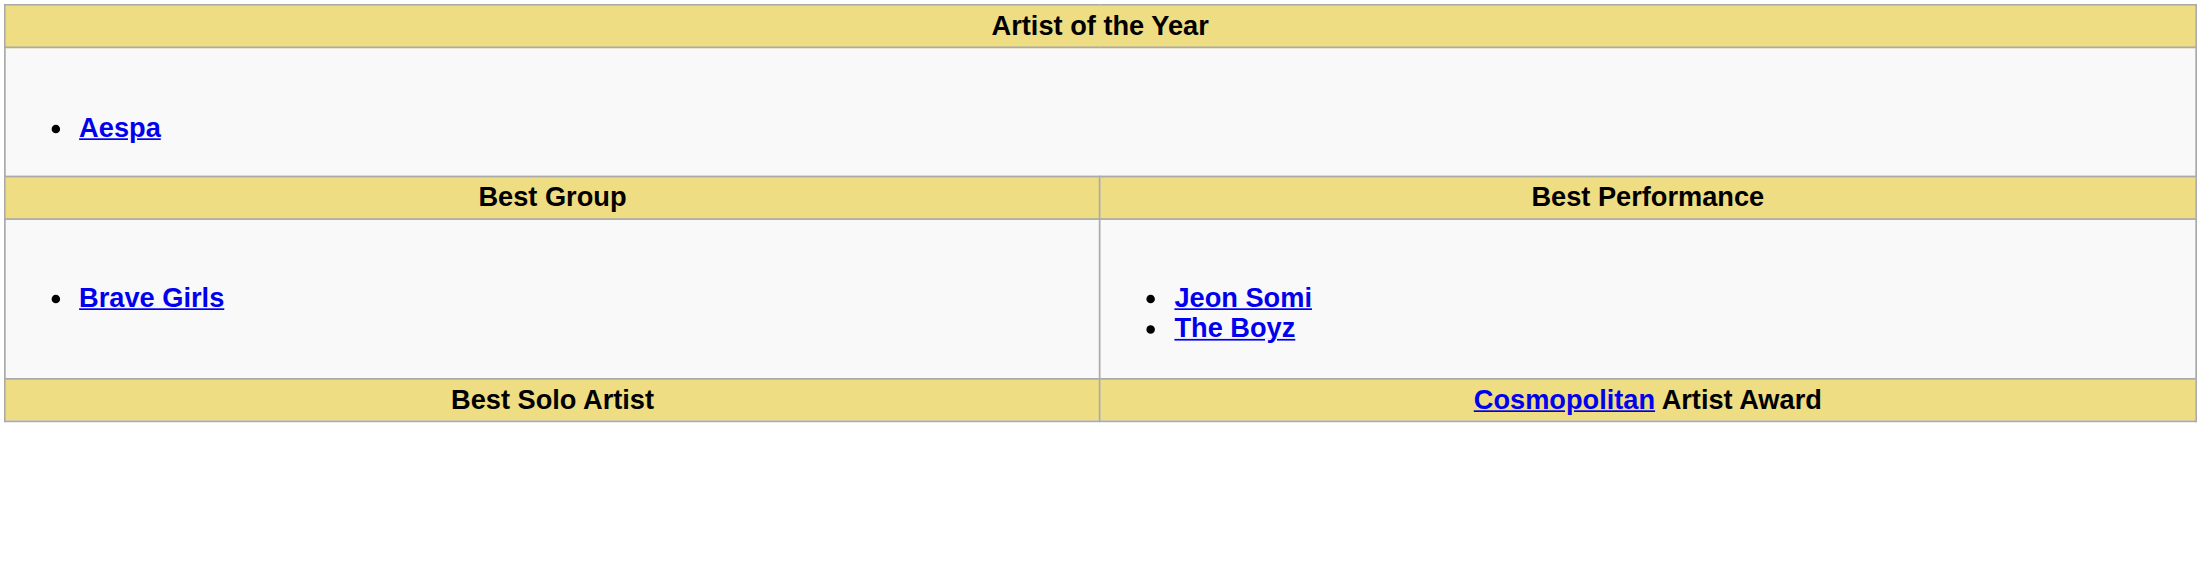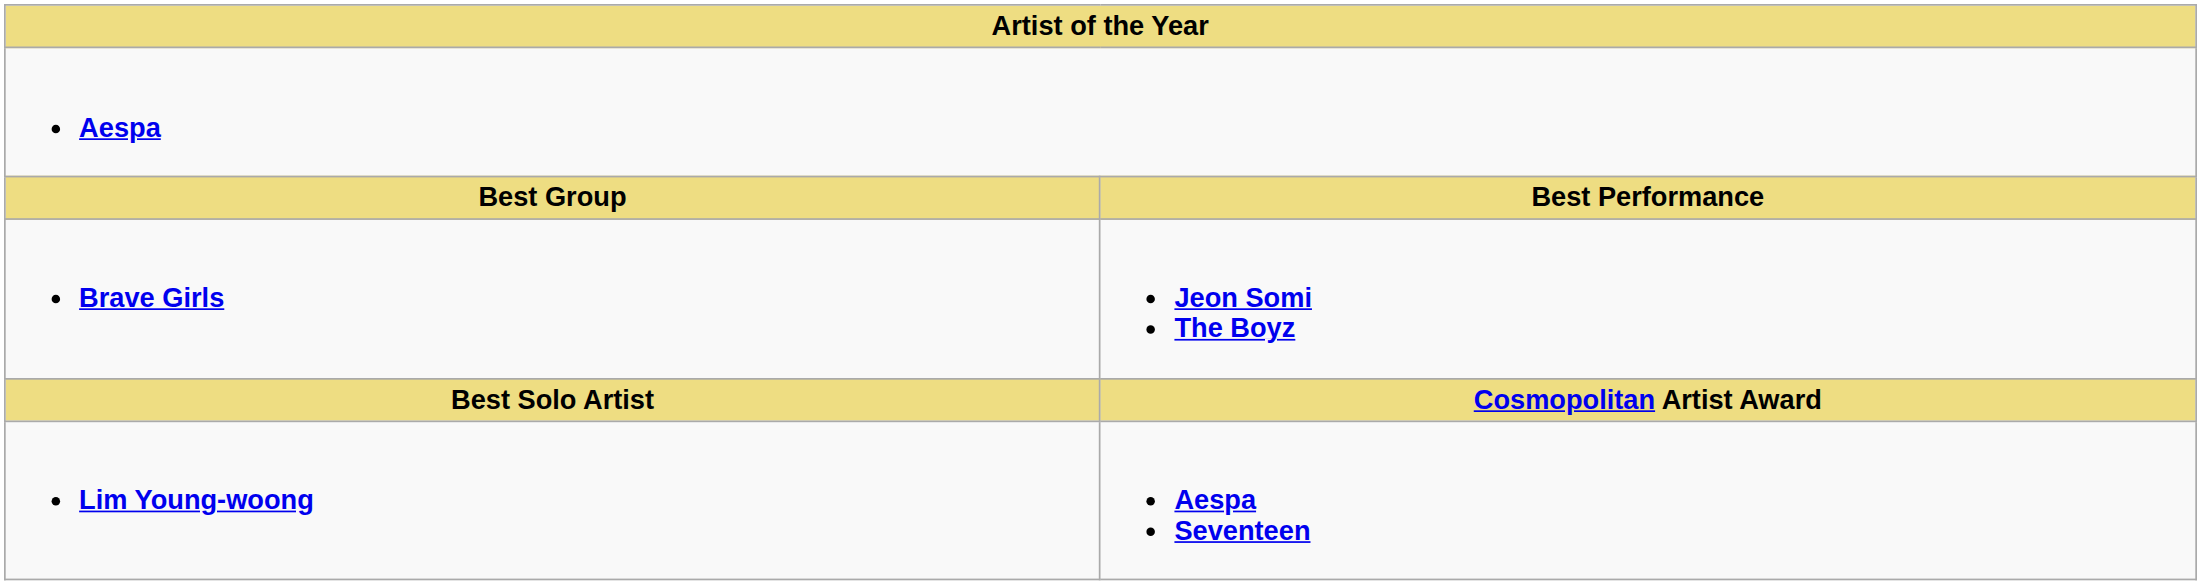+ row: (553, 501)
